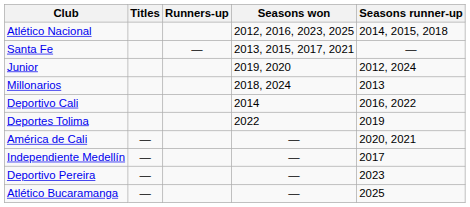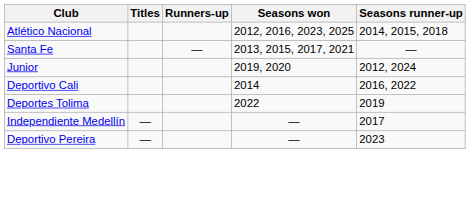- row: (34, 85)
- row: (47, 139)
- row: (63, 193)
